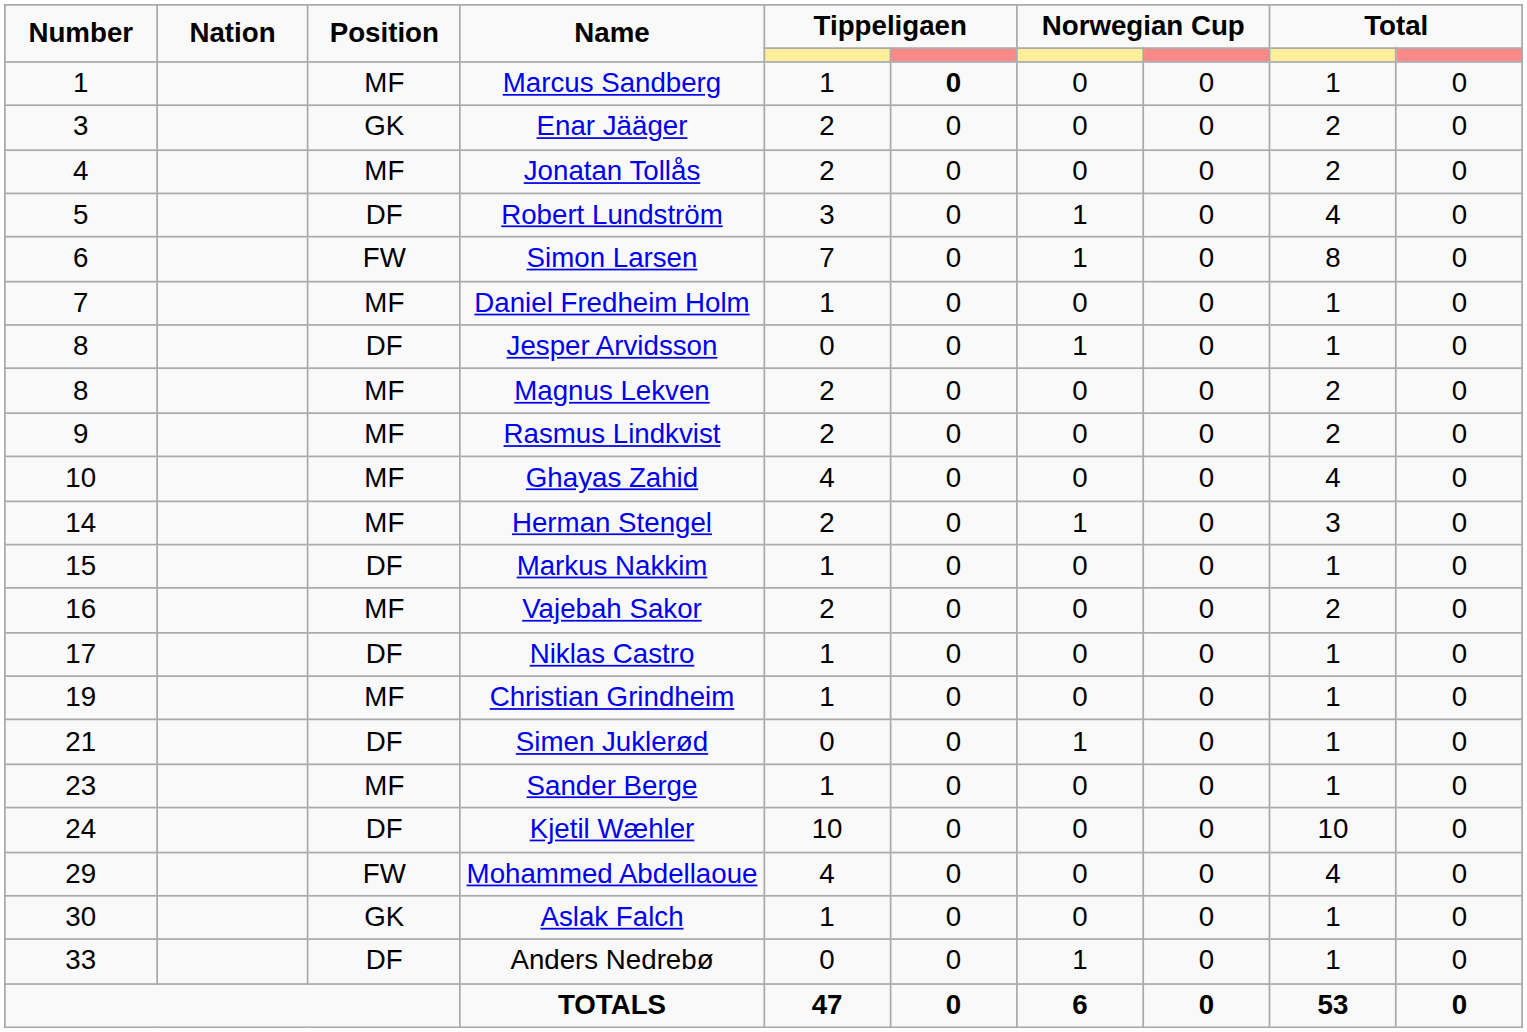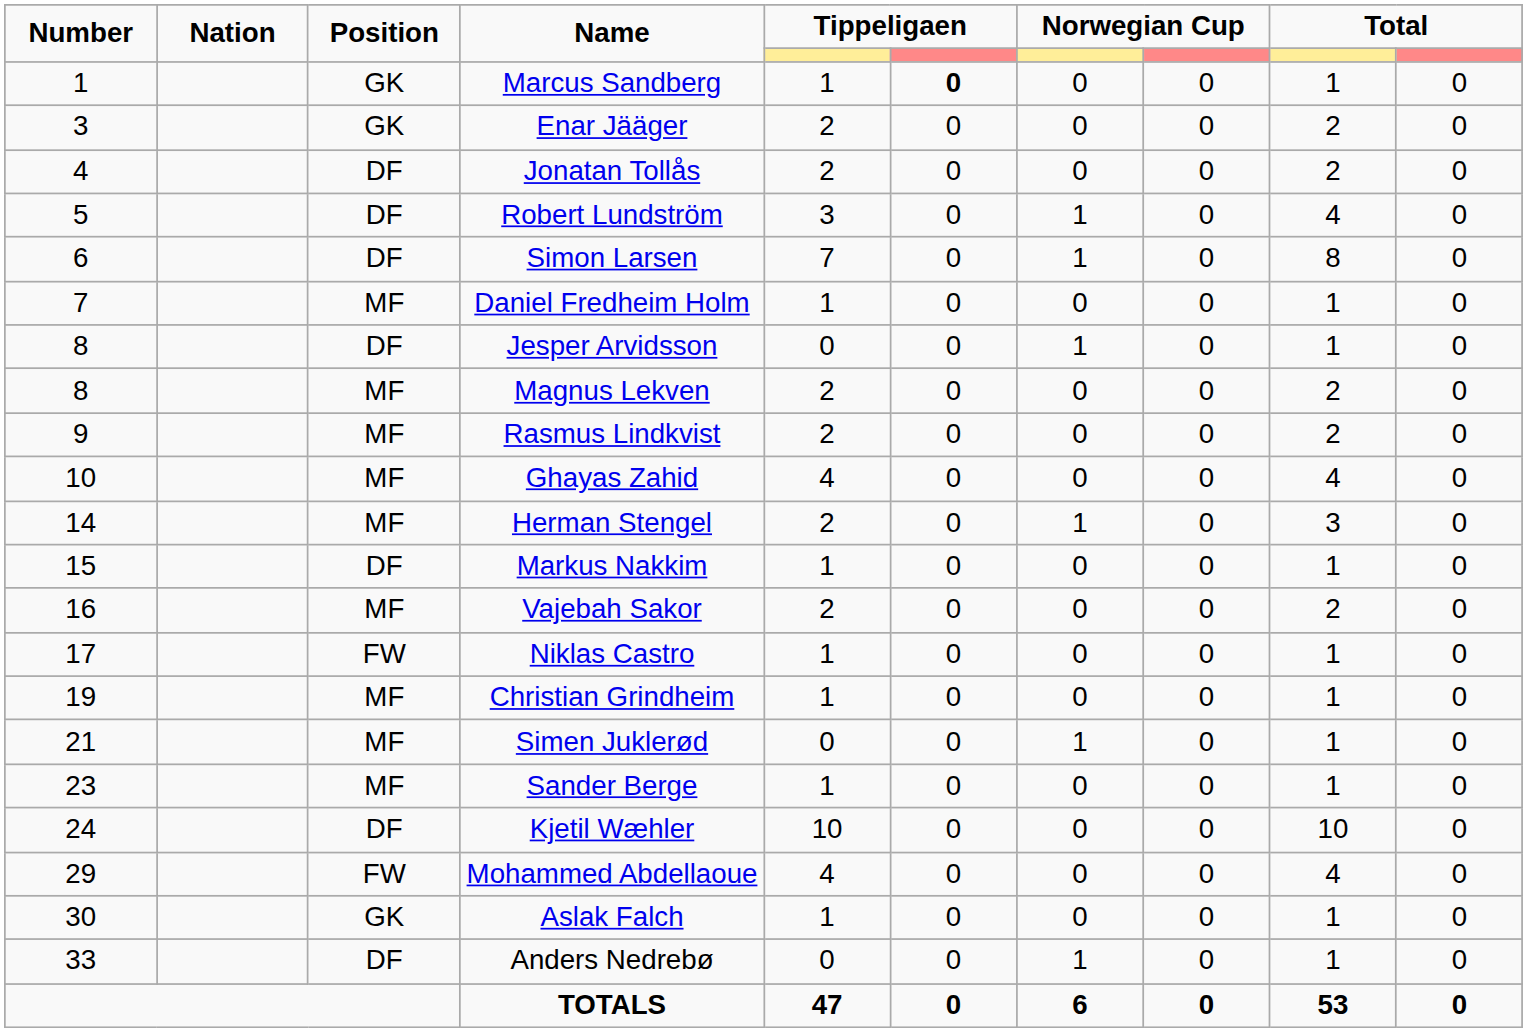(384, 83) MF -> (384, 83) GK
(384, 170) MF -> (384, 170) DF
(384, 258) FW -> (384, 258) DF
(384, 653) DF -> (384, 653) FW
(384, 741) DF -> (384, 741) MF
